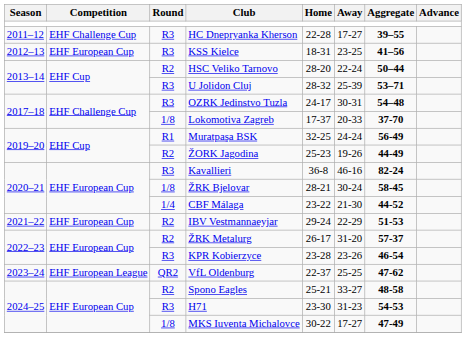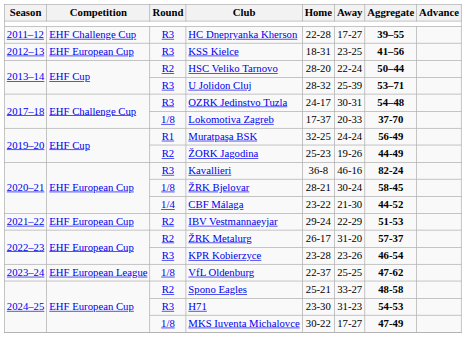(168, 272) QR2 -> (168, 272) 1/8
